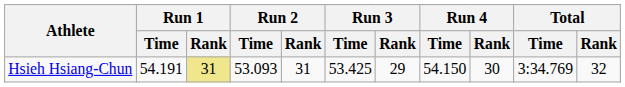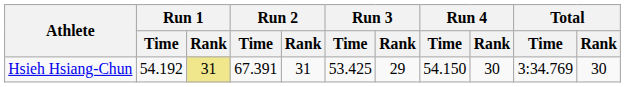(161, 69) 54.191 -> (161, 69) 54.192
(256, 69) 53.093 -> (256, 69) 67.391
(599, 69) 32 -> (599, 69) 30
